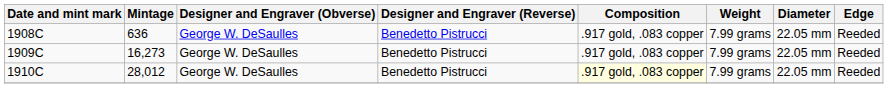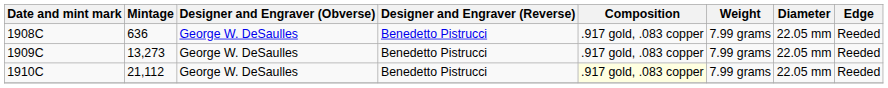(146, 53) 16,273 -> (146, 53) 13,273
(146, 72) 28,012 -> (146, 72) 21,112
